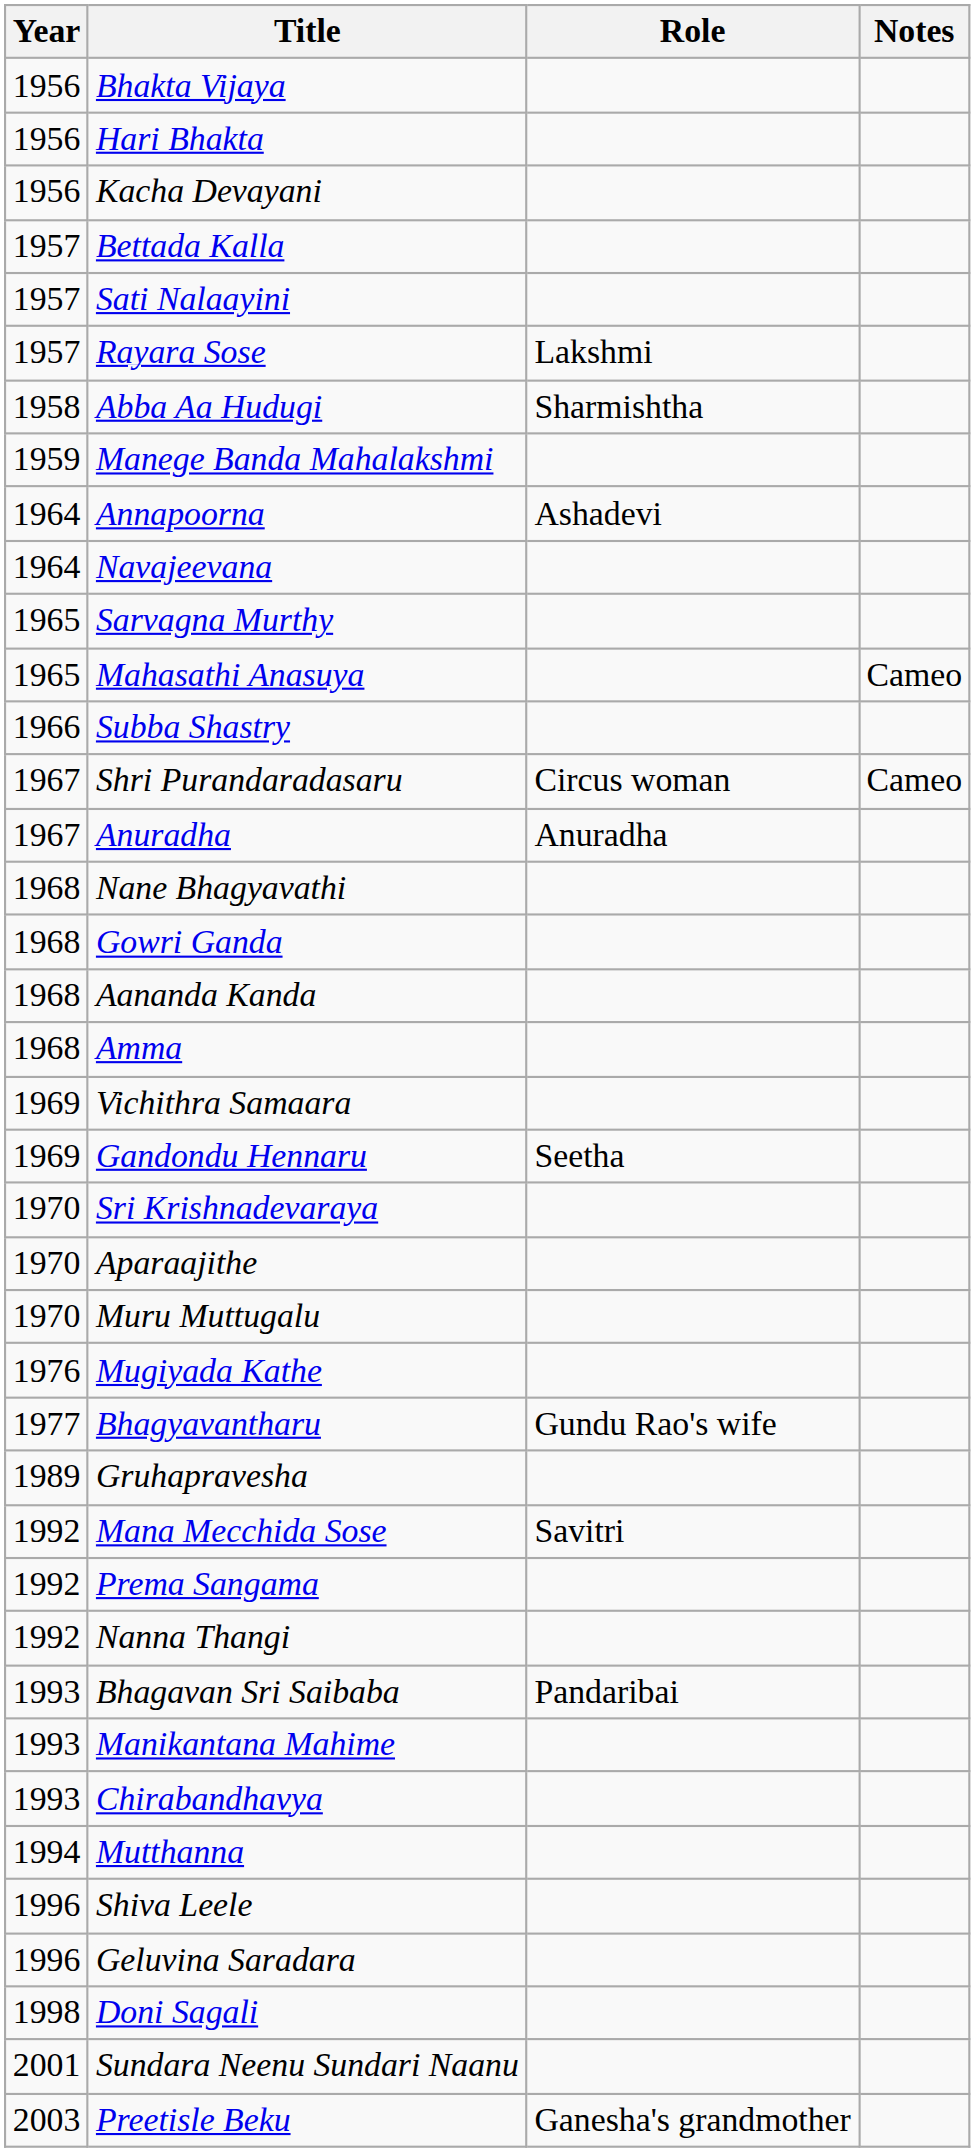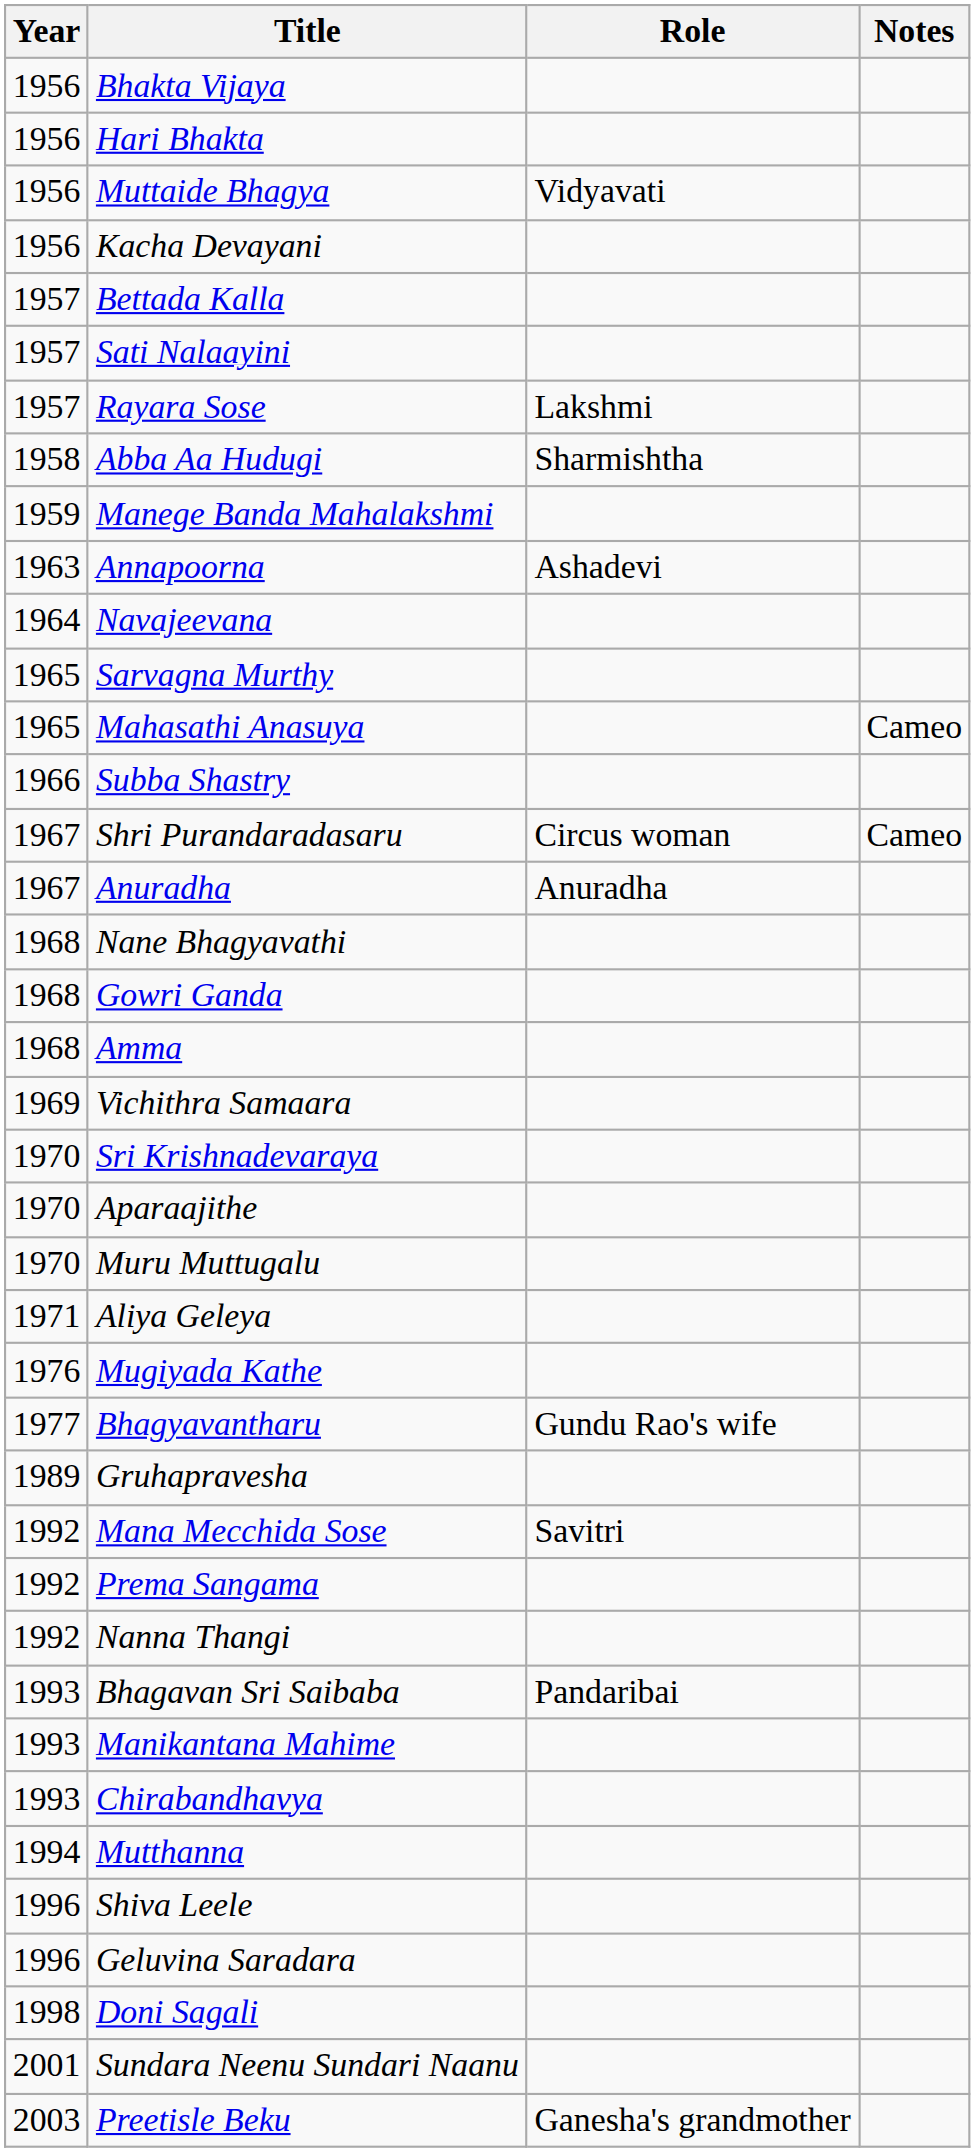+ row: (213, 191)
(47, 513) 1964 -> (47, 566) 1963
- row: (206, 995)
- row: (231, 1155)
+ row: (184, 1316)
